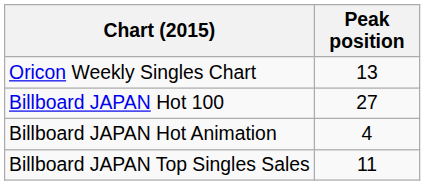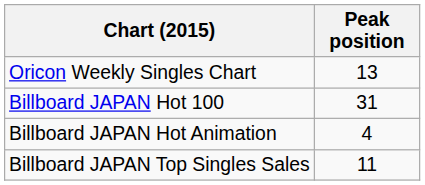(367, 103) 27 -> (367, 103) 31
